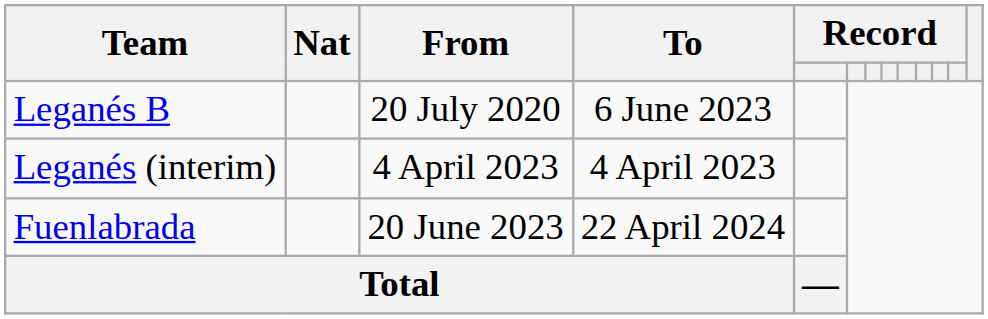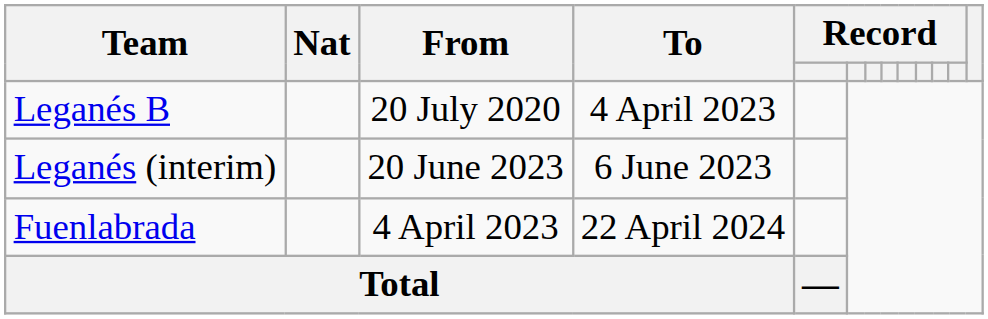(683, 109) 6 June 2023 -> (683, 109) 4 April 2023
(466, 167) 4 April 2023 -> (466, 167) 20 June 2023
(683, 167) 4 April 2023 -> (683, 167) 6 June 2023
(466, 225) 20 June 2023 -> (466, 225) 4 April 2023
